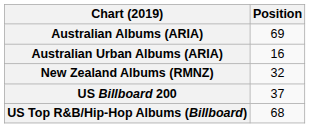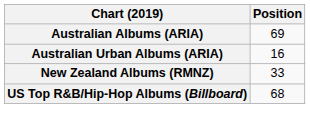(278, 73) 32 -> (278, 73) 33
- row: (127, 93)
